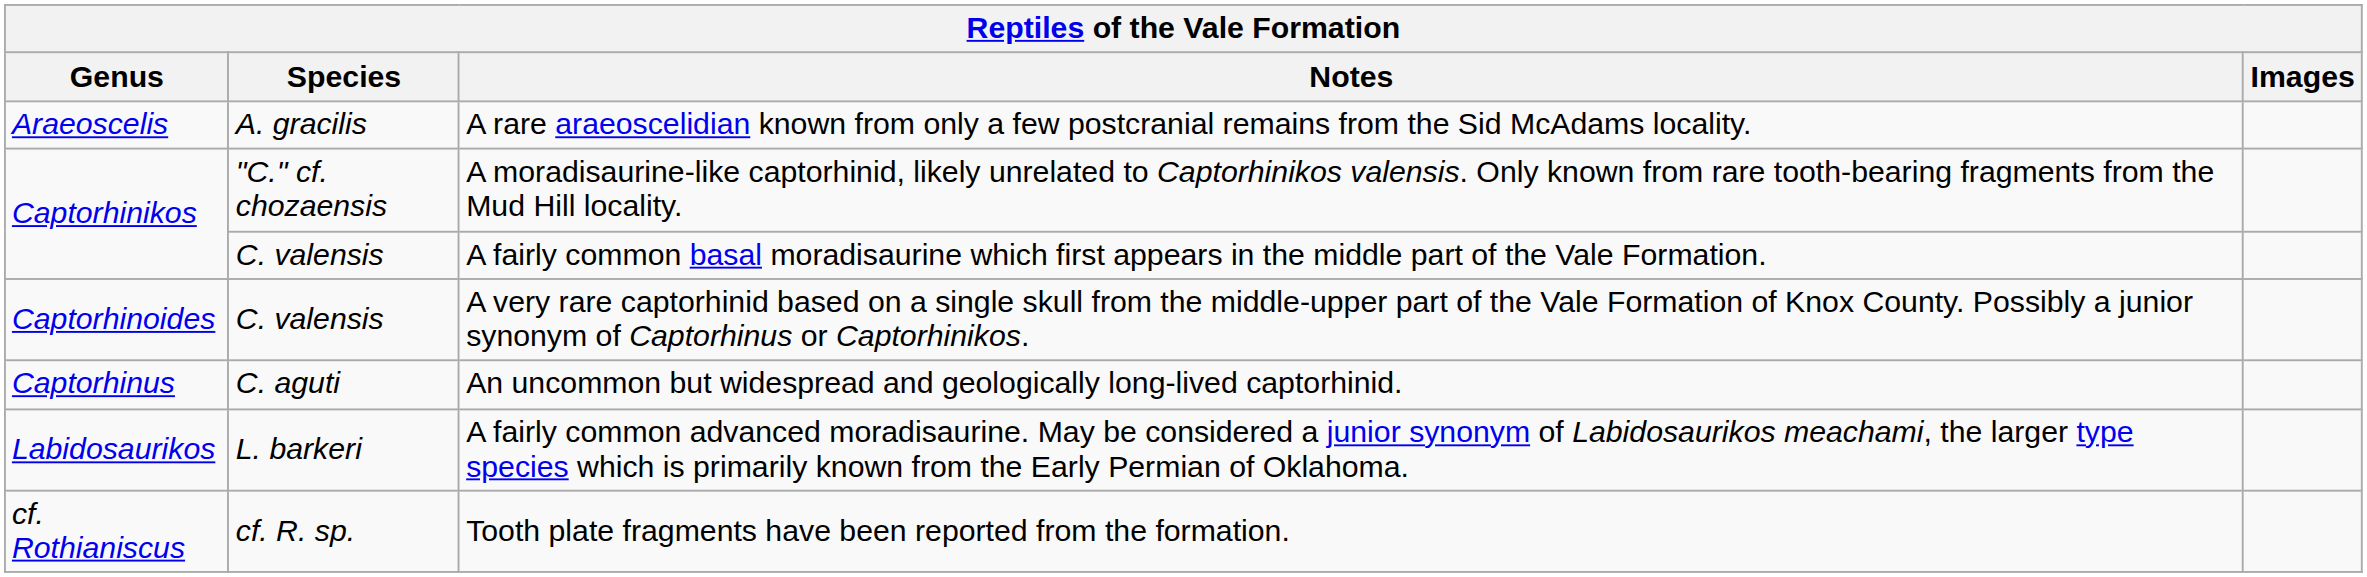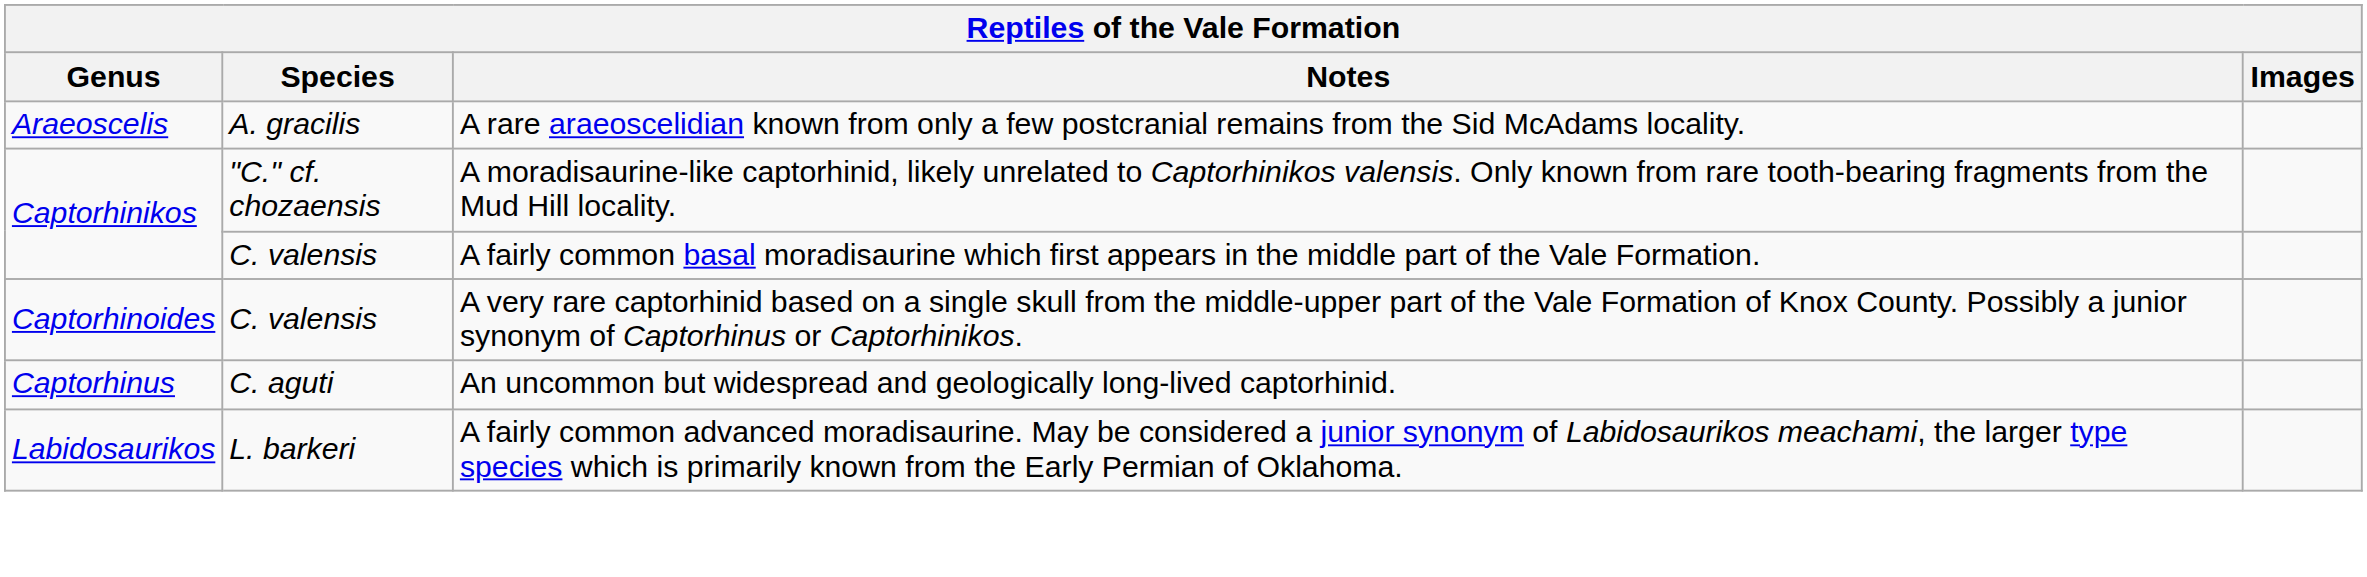- row: (878, 531)
